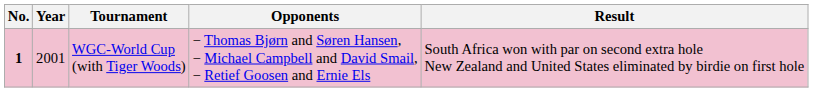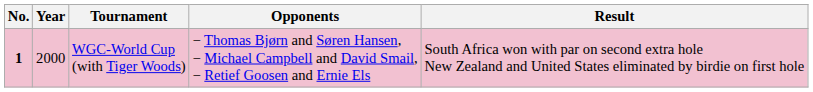(51, 58) 2001 -> (51, 58) 2000
